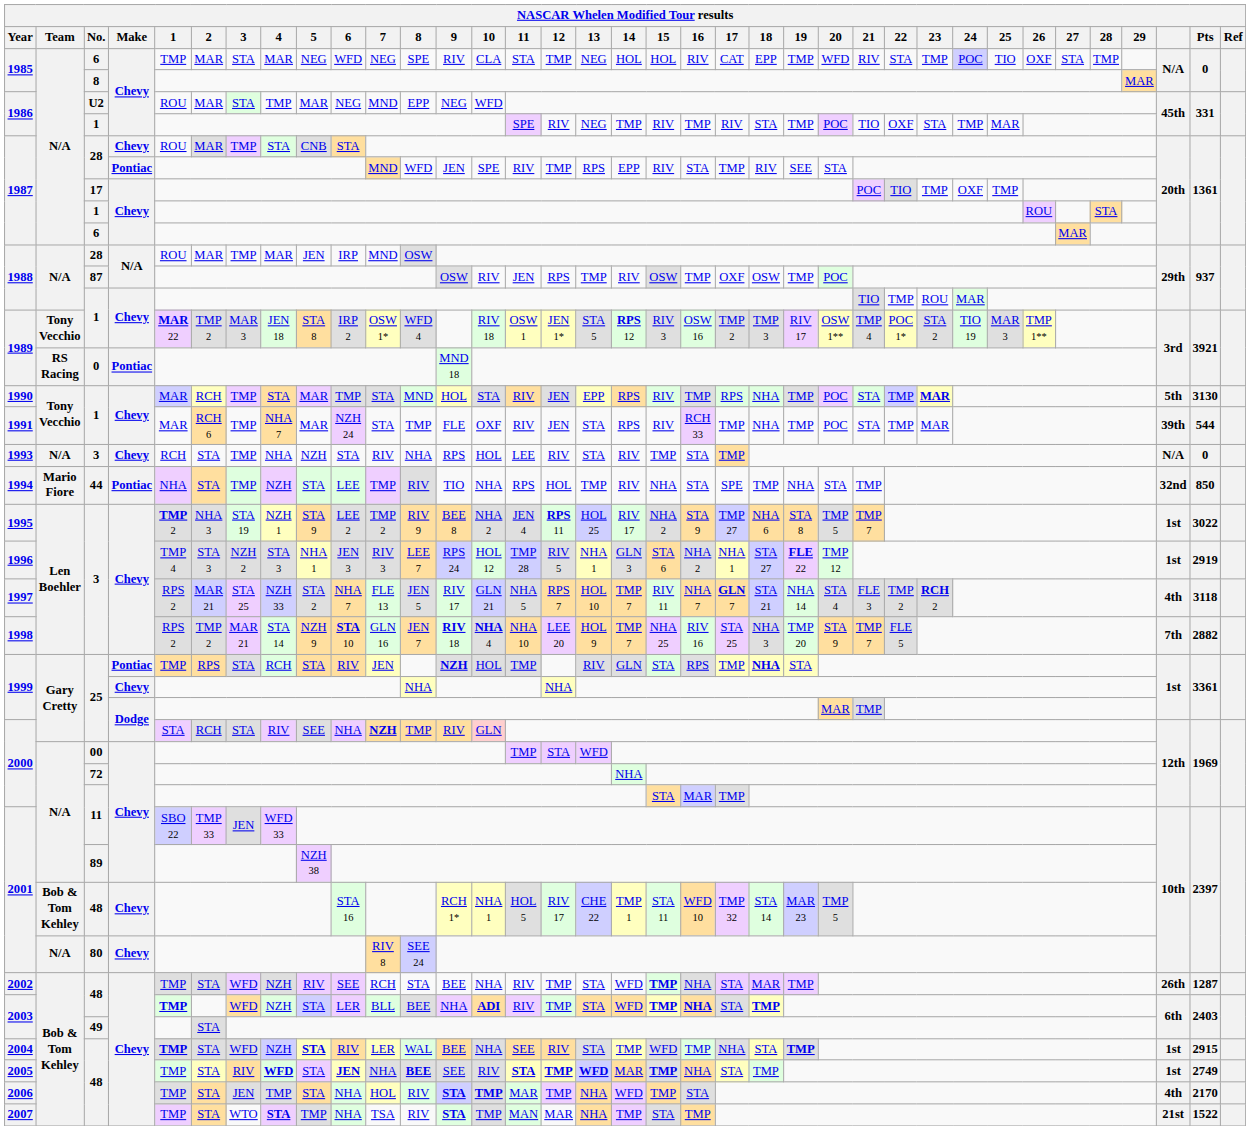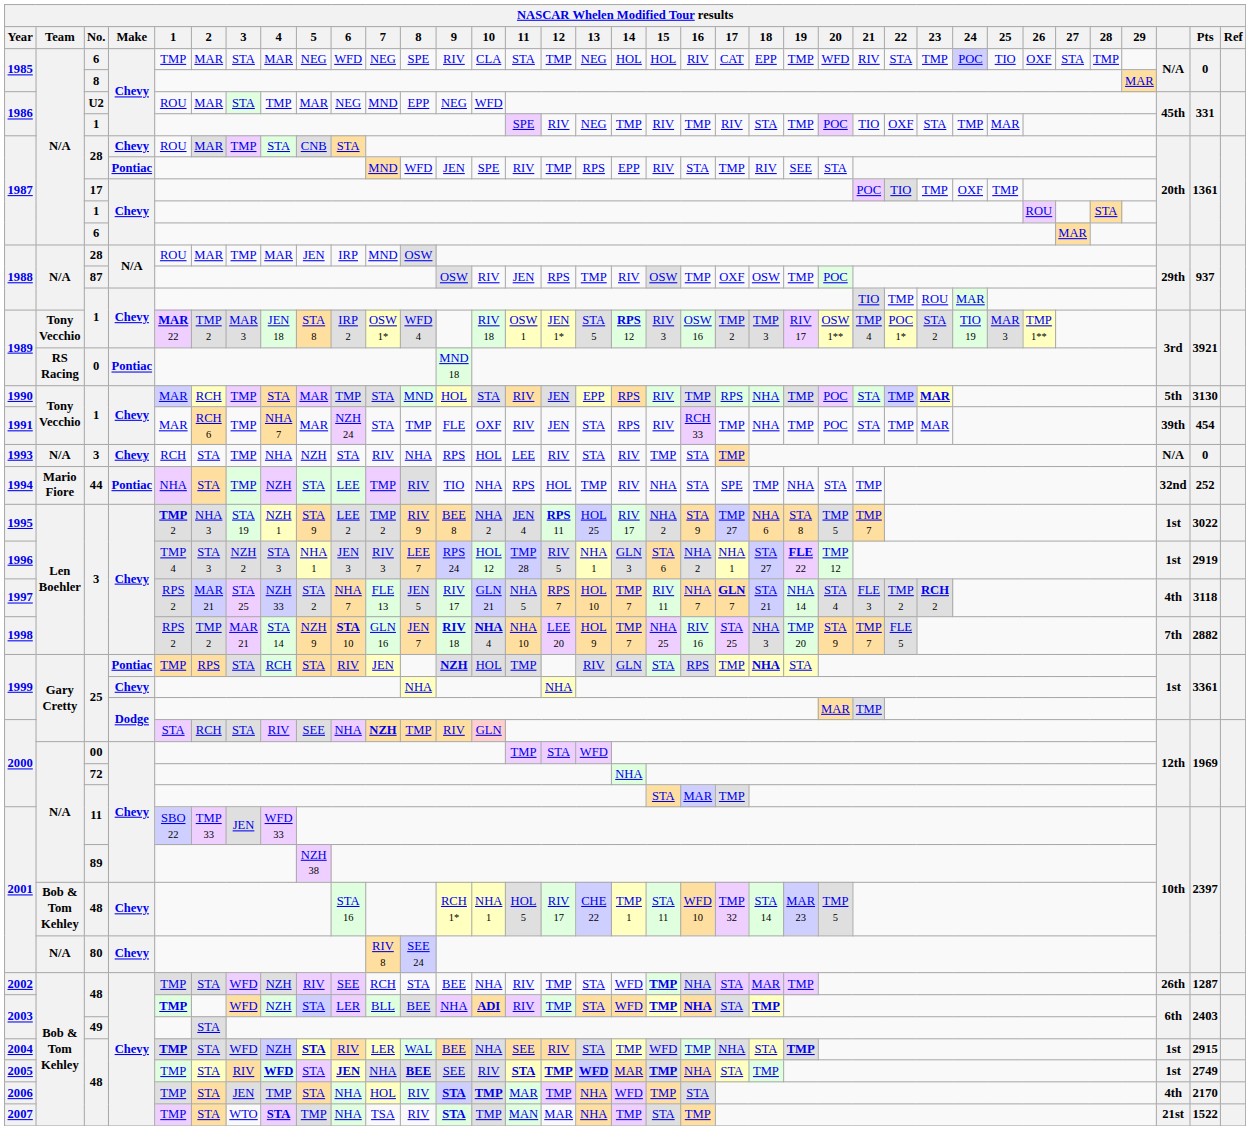(1205, 425) 544 -> (1205, 425) 454
(1205, 485) 850 -> (1205, 485) 252
